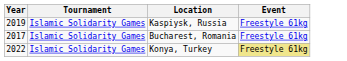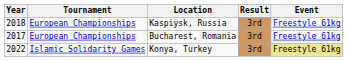+ column: (255, 11)
(16, 24) 2019 -> (16, 24) 2018
(87, 24) Islamic Solidarity Games -> (83, 24) European Championships
(87, 37) Islamic Solidarity Games -> (83, 37) European Championships
